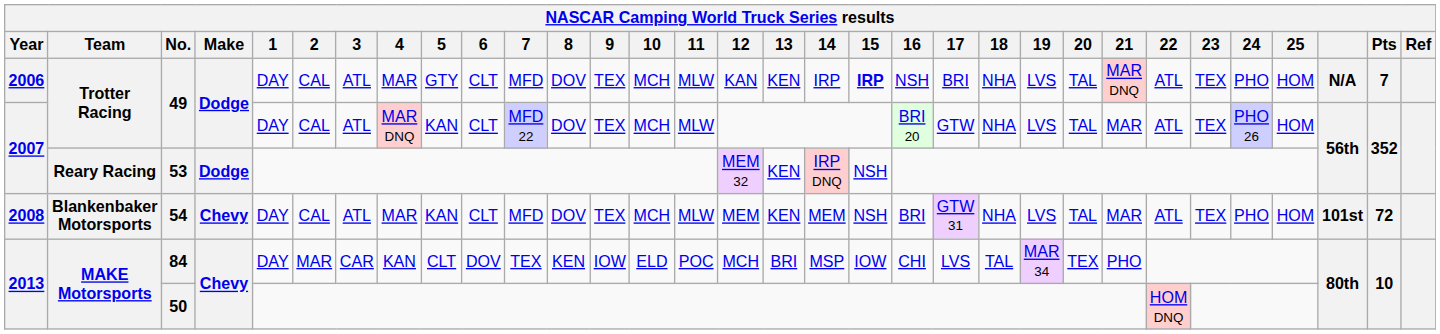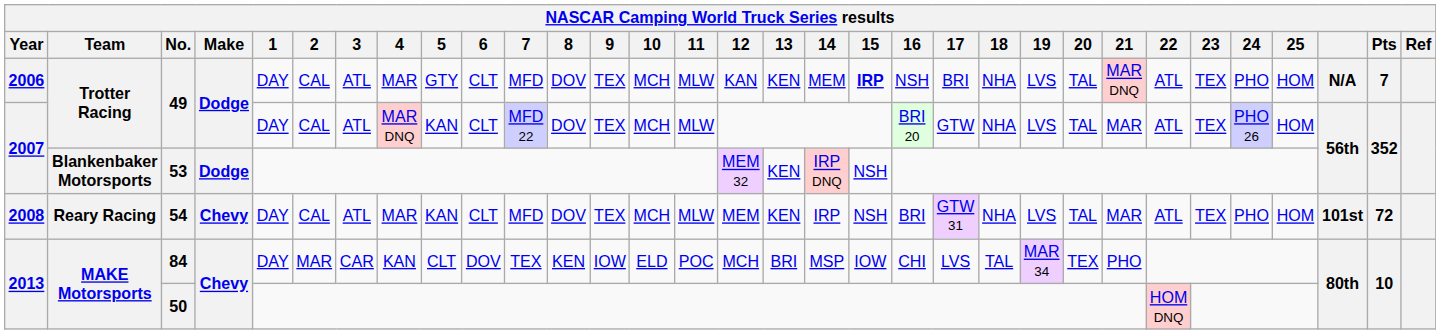(827, 80) IRP -> (827, 80) MEM
(105, 171) Reary Racing -> (105, 171) Blankenbaker Motorsports
(105, 216) Blankenbaker Motorsports -> (105, 216) Reary Racing
(827, 216) MEM -> (827, 216) IRP
